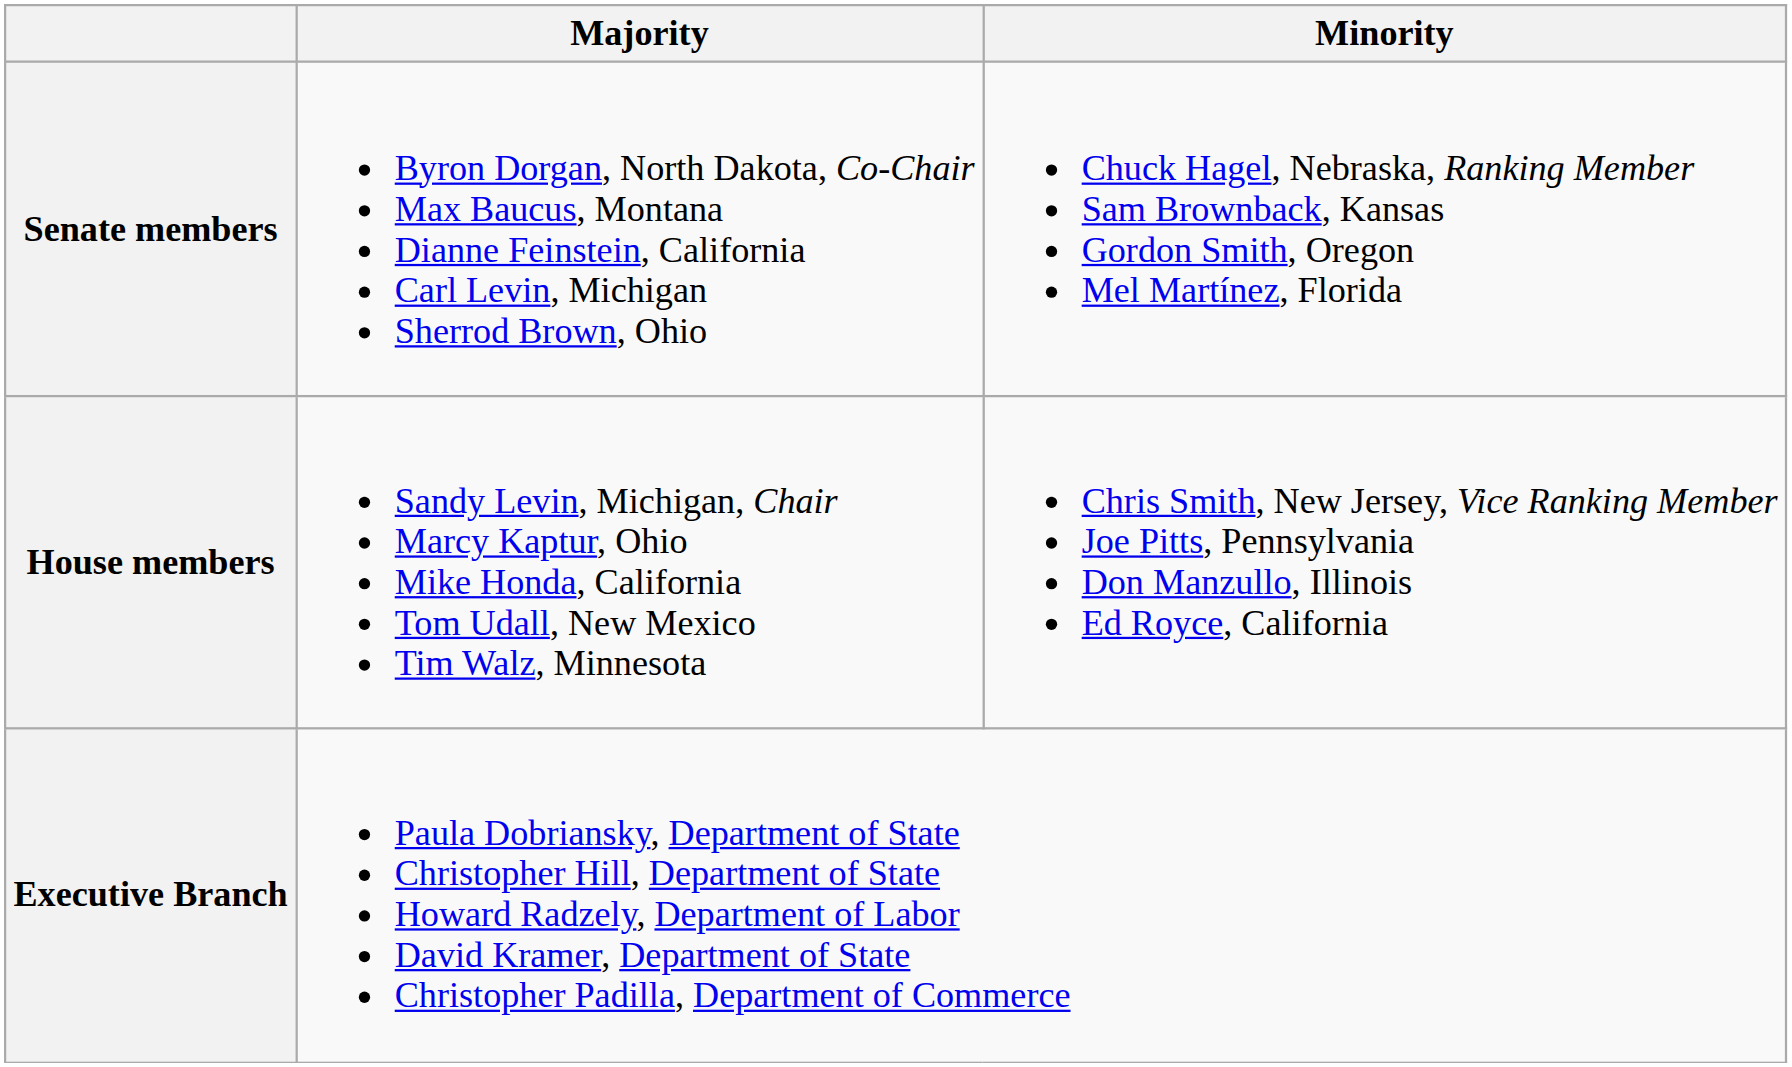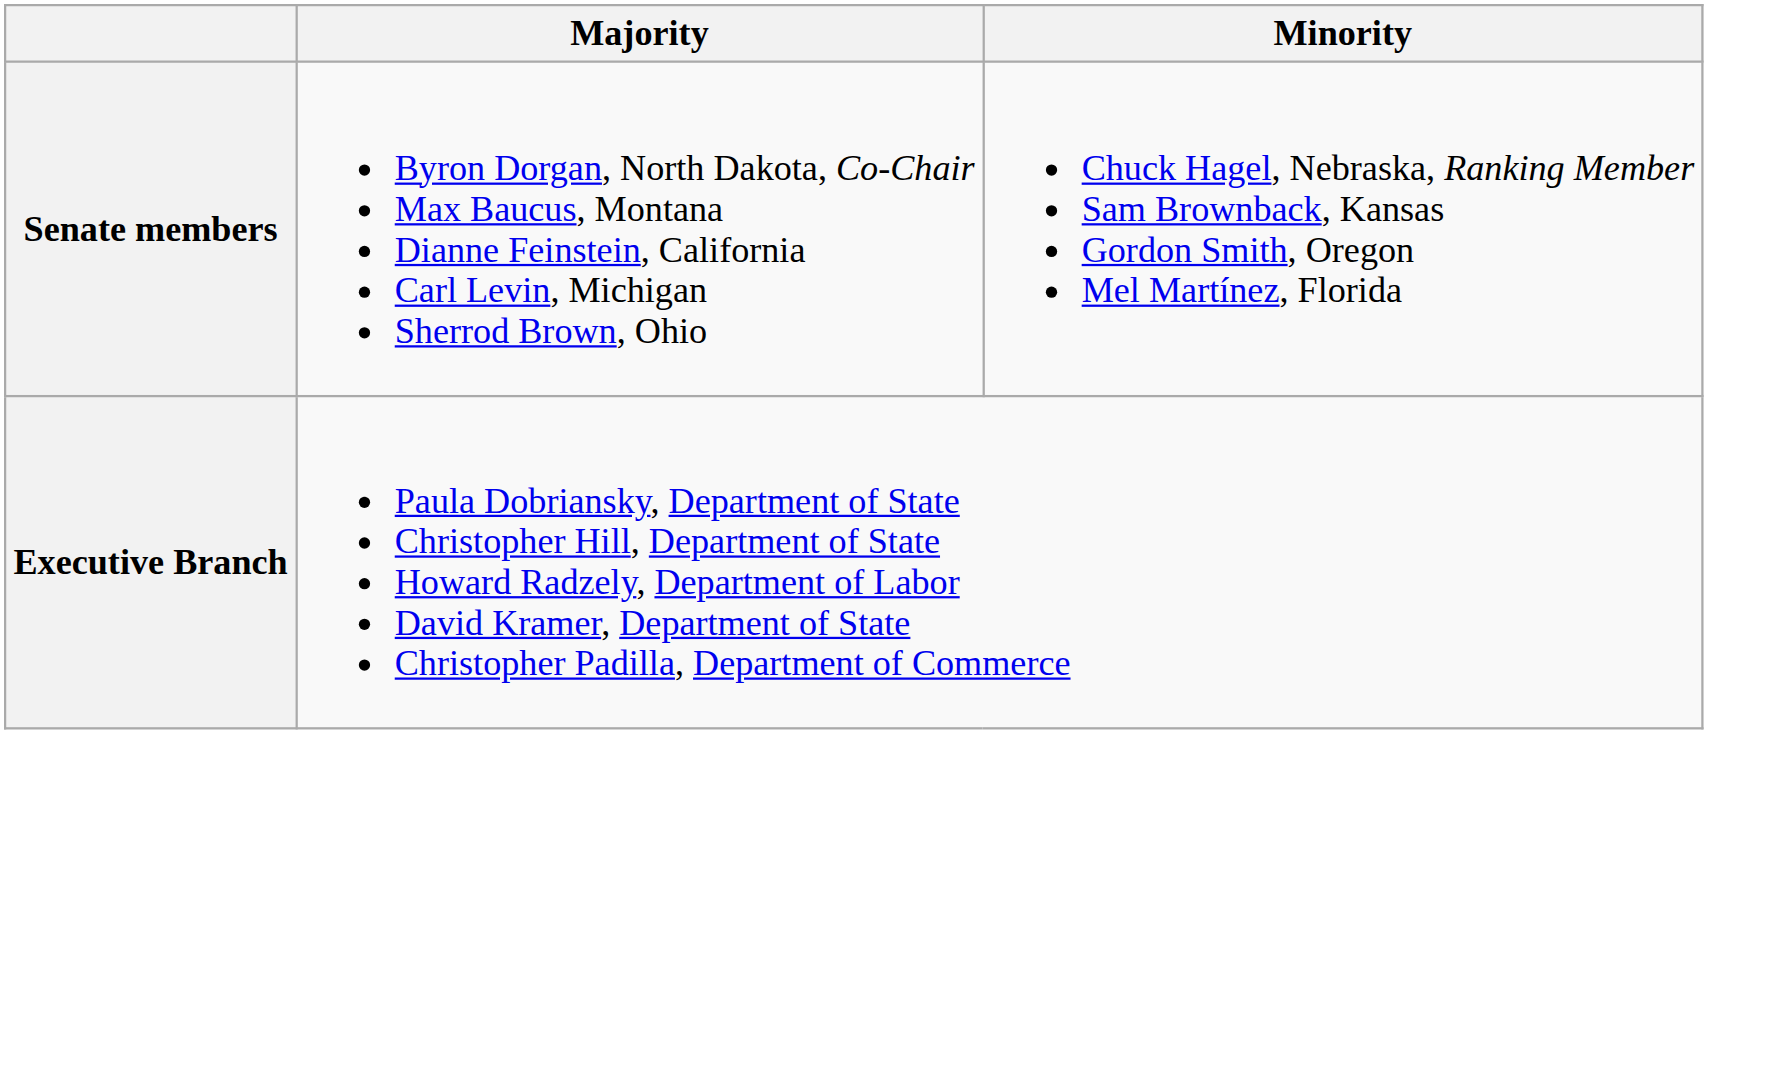- row: (151, 561)
